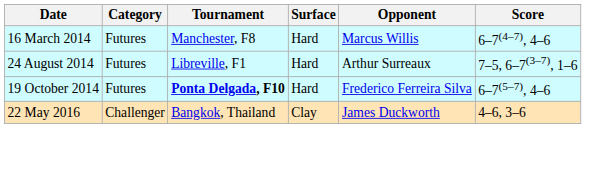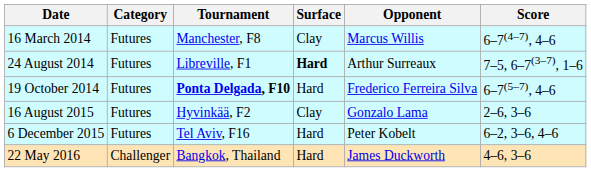(305, 38) Hard -> (309, 38) Clay
(305, 63) normal -> (312, 63) bold
+ row: (51, 112)
+ row: (56, 134)
(304, 112) Clay -> (310, 155) Hard
